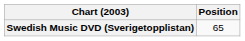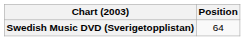(218, 28) 65 -> (218, 28) 64
